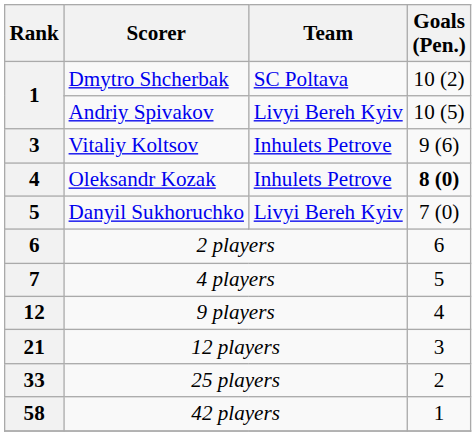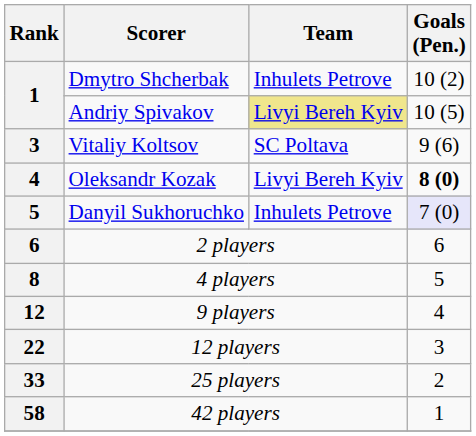(301, 78) SC Poltava -> (323, 78) Inhulets Petrove
(328, 111) no background -> (328, 111) khaki background
(323, 145) Inhulets Petrove -> (301, 145) SC Poltava
(323, 178) Inhulets Petrove -> (328, 178) Livyi Bereh Kyiv
(328, 212) Livyi Bereh Kyiv -> (323, 212) Inhulets Petrove
(439, 212) no background -> (439, 212) lavender background
(34, 279) 7 -> (34, 279) 8
(34, 346) 21 -> (34, 346) 22
